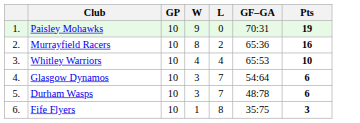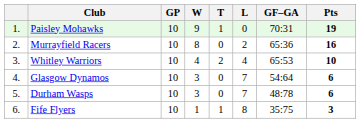+ column: (221, 12)
